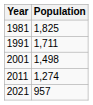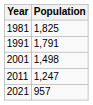(46, 44) 1,711 -> (46, 44) 1,791
(46, 76) 1,274 -> (46, 76) 1,247
